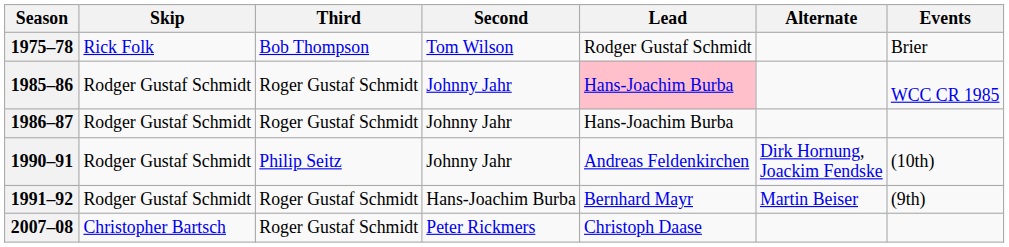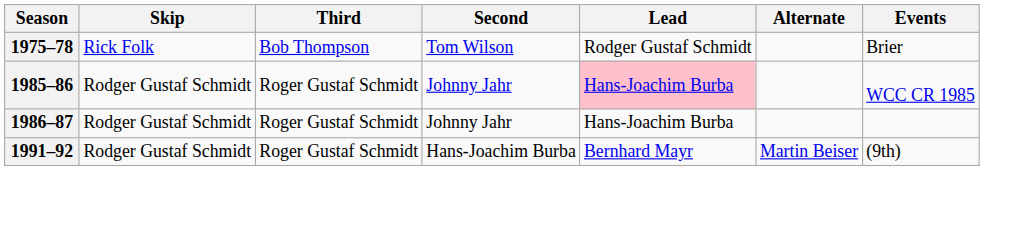- row: (42, 161)
- row: (42, 227)
